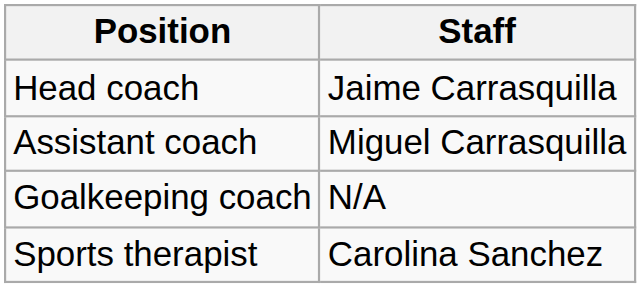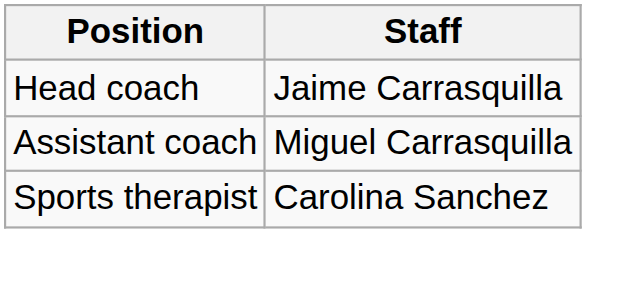- row: (162, 198)
